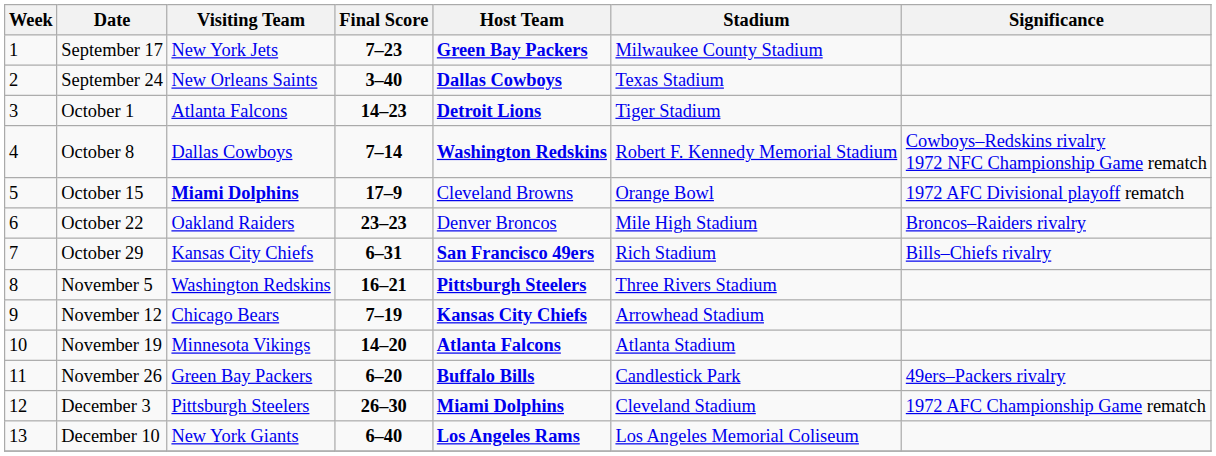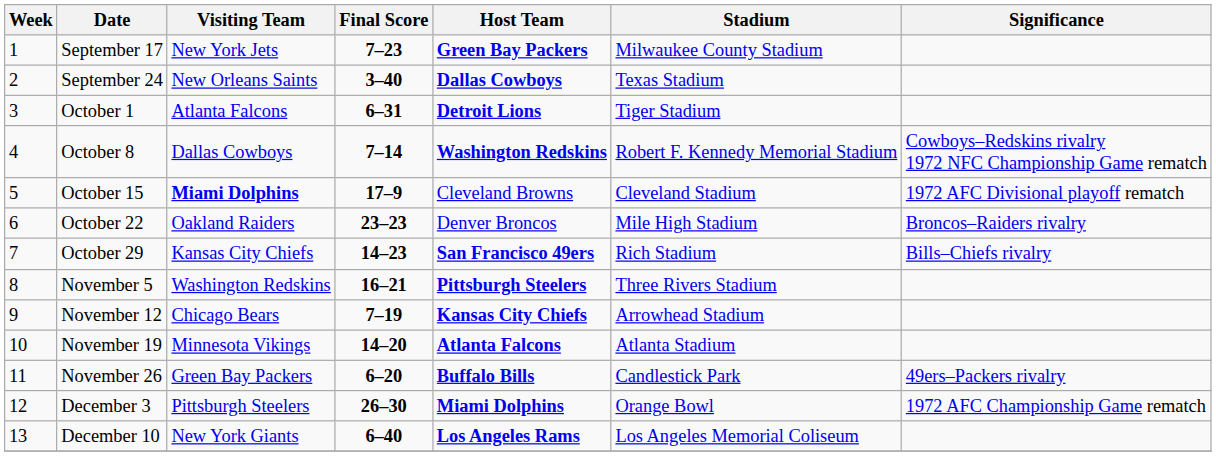(384, 110) 14–23 -> (384, 110) 6–31
(665, 193) Orange Bowl -> (686, 193) Cleveland Stadium
(384, 253) 6–31 -> (384, 253) 14–23
(686, 405) Cleveland Stadium -> (665, 405) Orange Bowl
